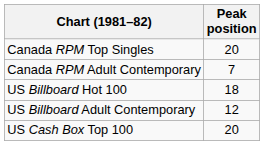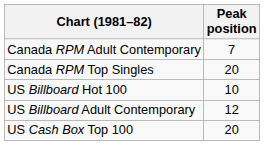rows swapped: (81, 49) <-> (104, 69)
(232, 89) 18 -> (232, 89) 10
